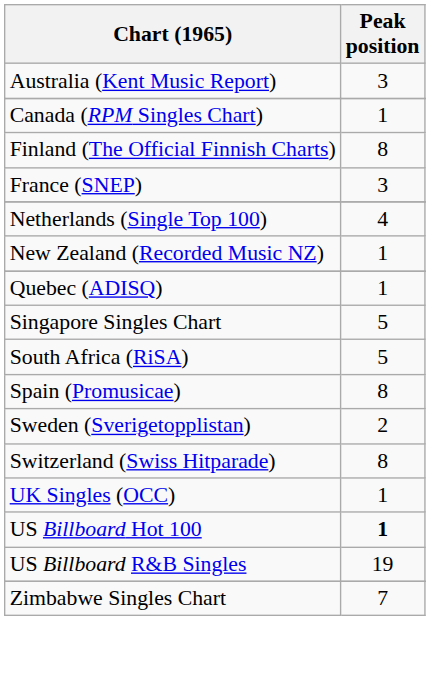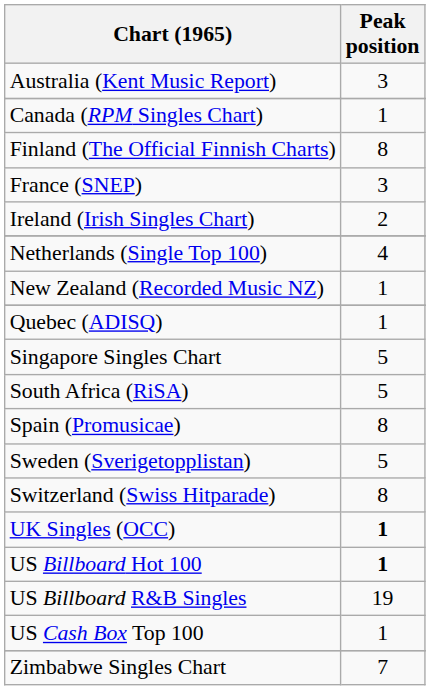+ row: (132, 218)
(383, 425) 2 -> (383, 460) 5
(383, 494) normal -> (383, 529) bold
+ row: (107, 632)
